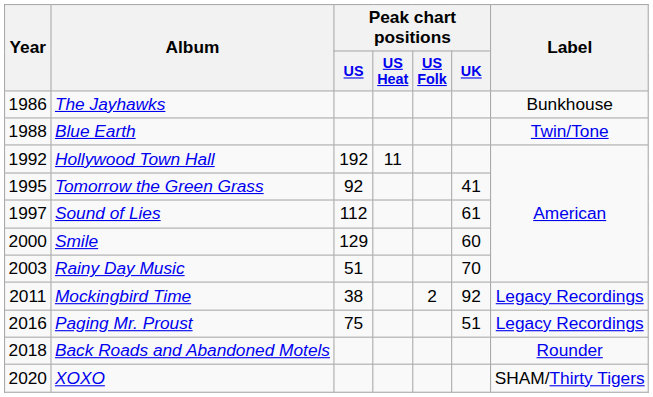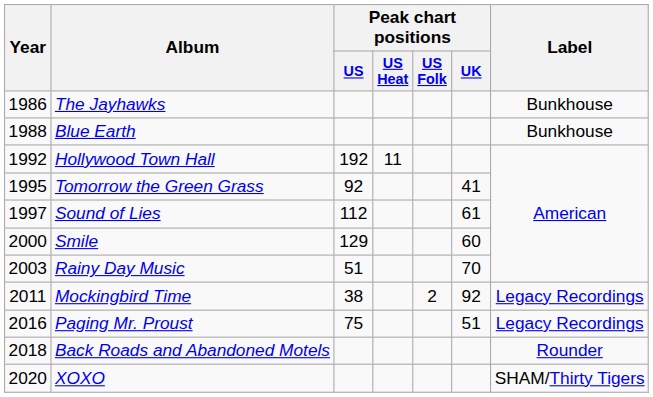(570, 131) Twin/Tone -> (570, 131) Bunkhouse
